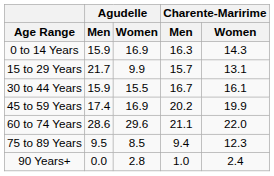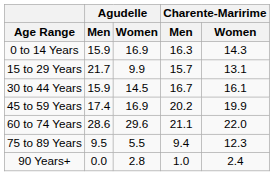(137, 87) 15.5 -> (137, 87) 14.5
(137, 143) 8.5 -> (137, 143) 5.5
